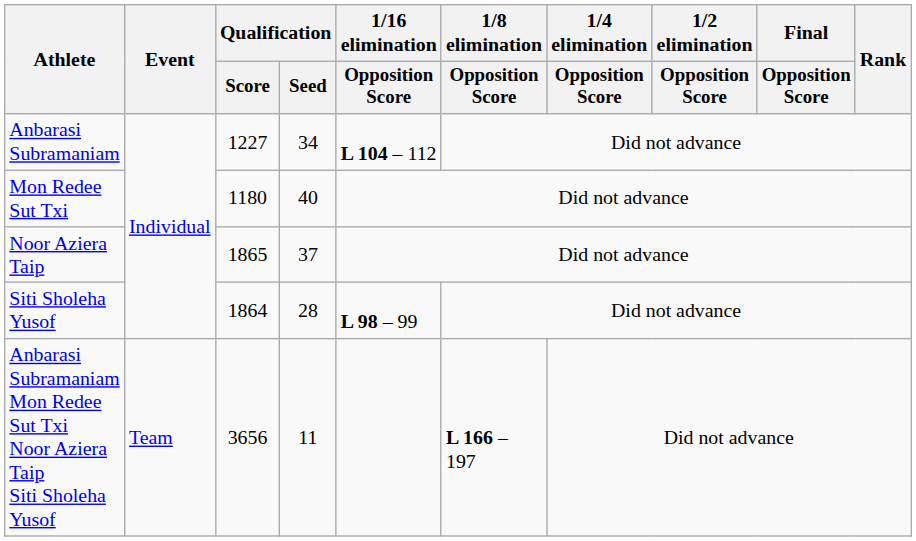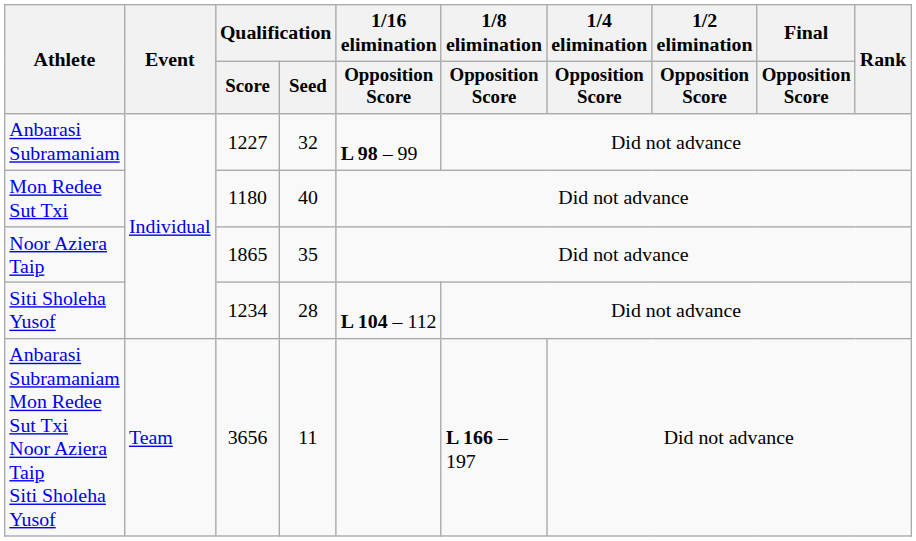(308, 142) 34 -> (308, 142) 32
(389, 154) L 104 – 112 -> (379, 154) L 98 – 99
(308, 254) 37 -> (308, 254) 35
(248, 311) 1864 -> (248, 311) 1234
(379, 322) L 98 – 99 -> (389, 322) L 104 – 112
